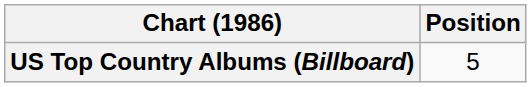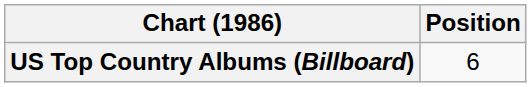(473, 61) 5 -> (473, 61) 6
